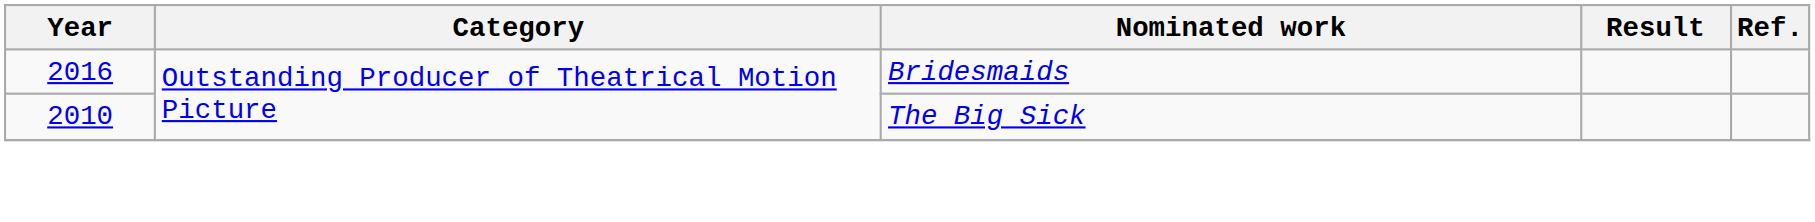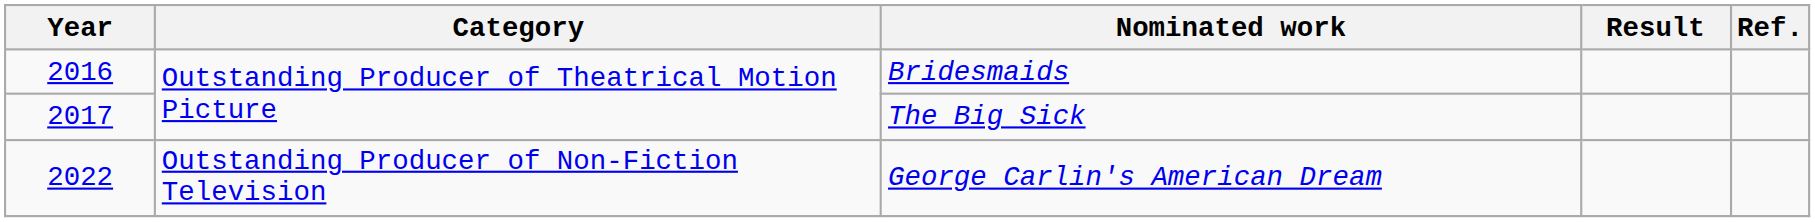(80, 117) 2010 -> (80, 117) 2017
+ row: (1135, 177)
